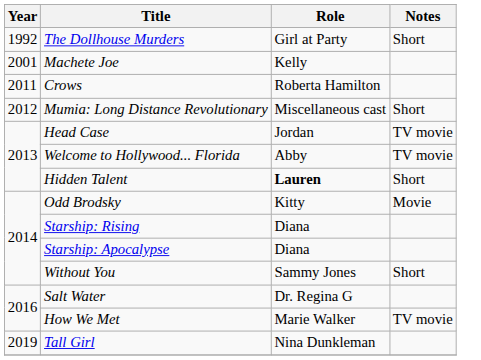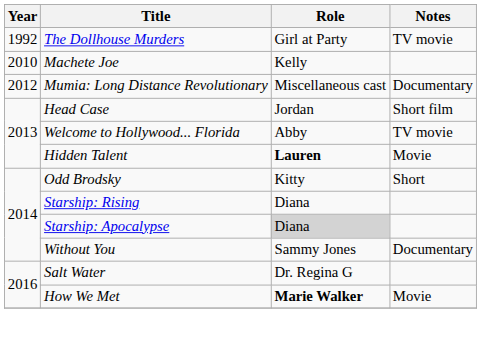(409, 39) Short -> (423, 39) TV movie
(23, 62) 2001 -> (23, 62) 2010
- row: (63, 86)
(409, 109) Short -> (433, 86) Documentary
(423, 132) TV movie -> (423, 109) Short film
(409, 179) Short -> (412, 156) Movie
(412, 202) Movie -> (409, 179) Short
(292, 249) no background -> (292, 226) lightgrey background
(409, 272) Short -> (433, 249) Documentary
(315, 319) normal -> (319, 296) bold
(423, 319) TV movie -> (412, 296) Movie
- row: (69, 343)
